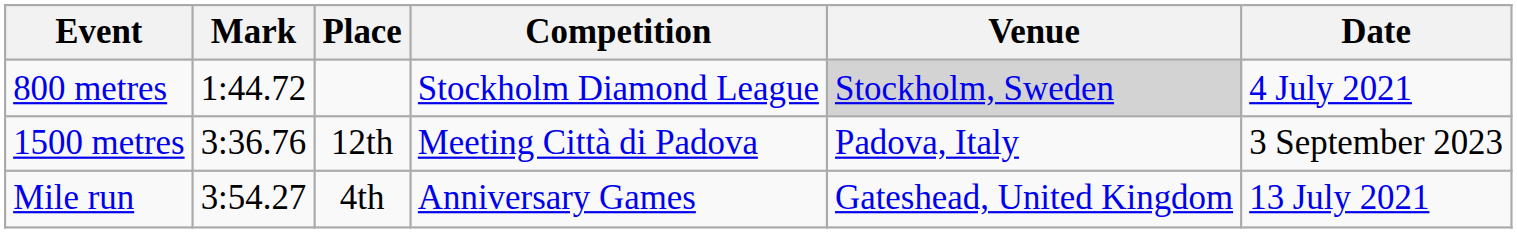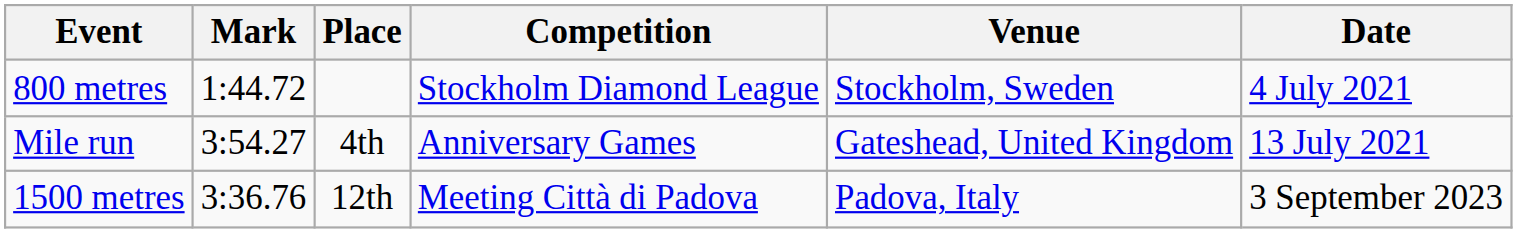(975, 87) lightgrey background -> (975, 87) no background
rows swapped: (99, 142) <-> (74, 198)
